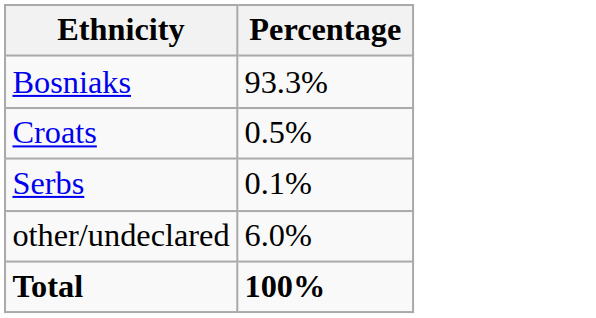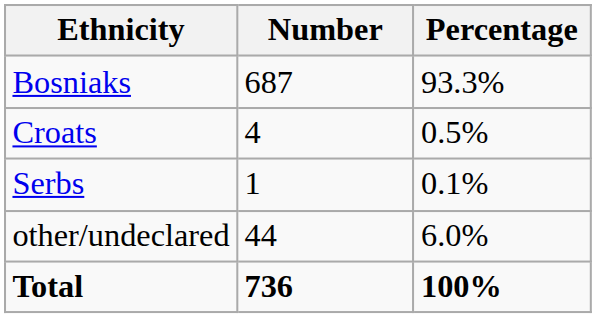+ column: (325, 30)
